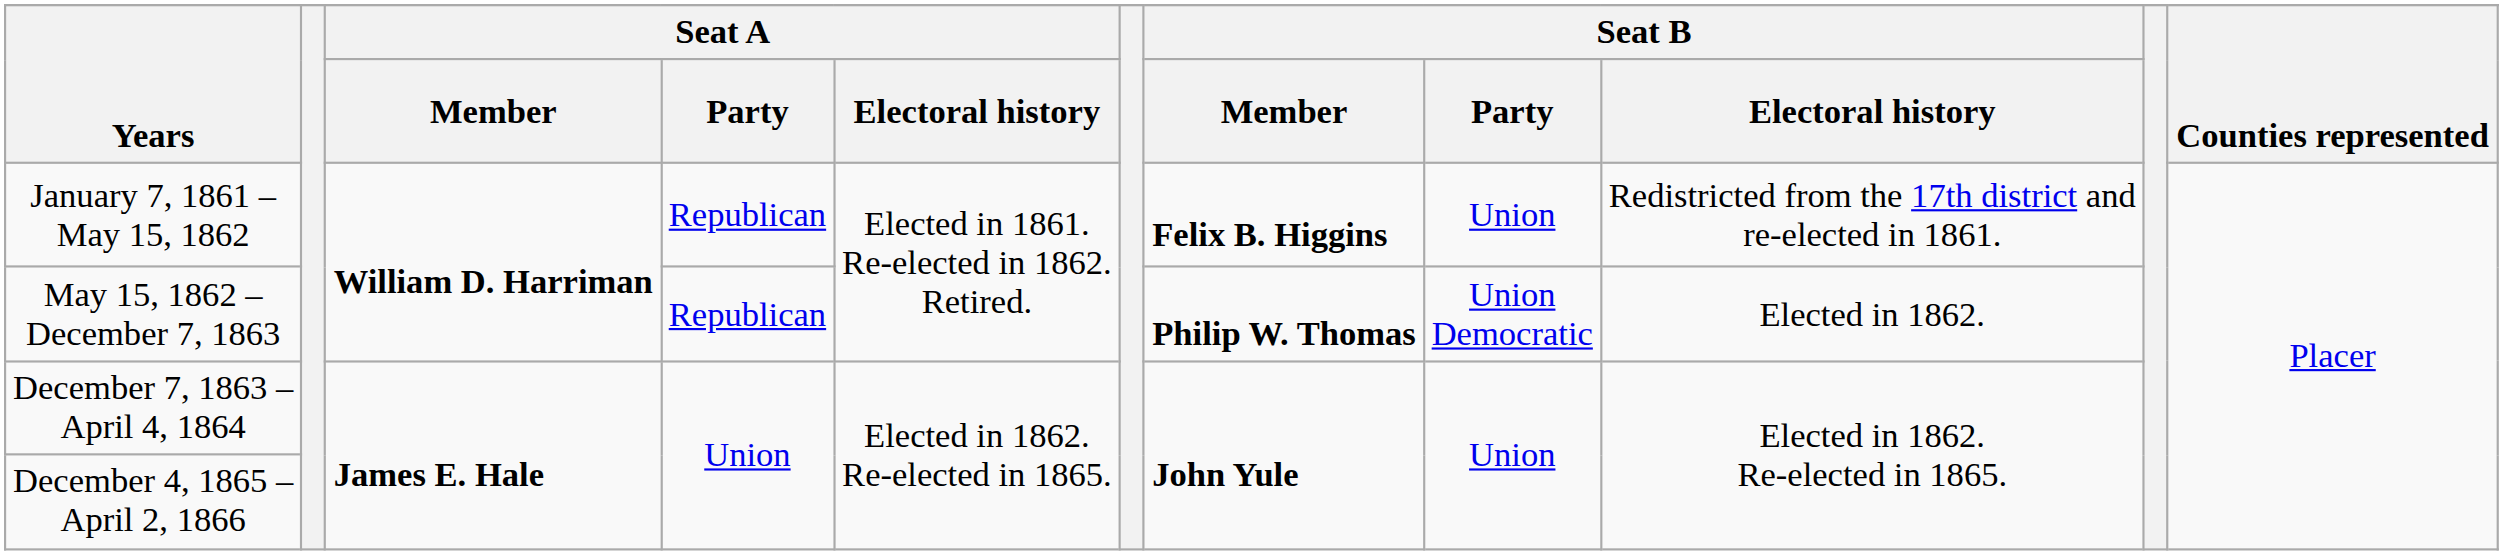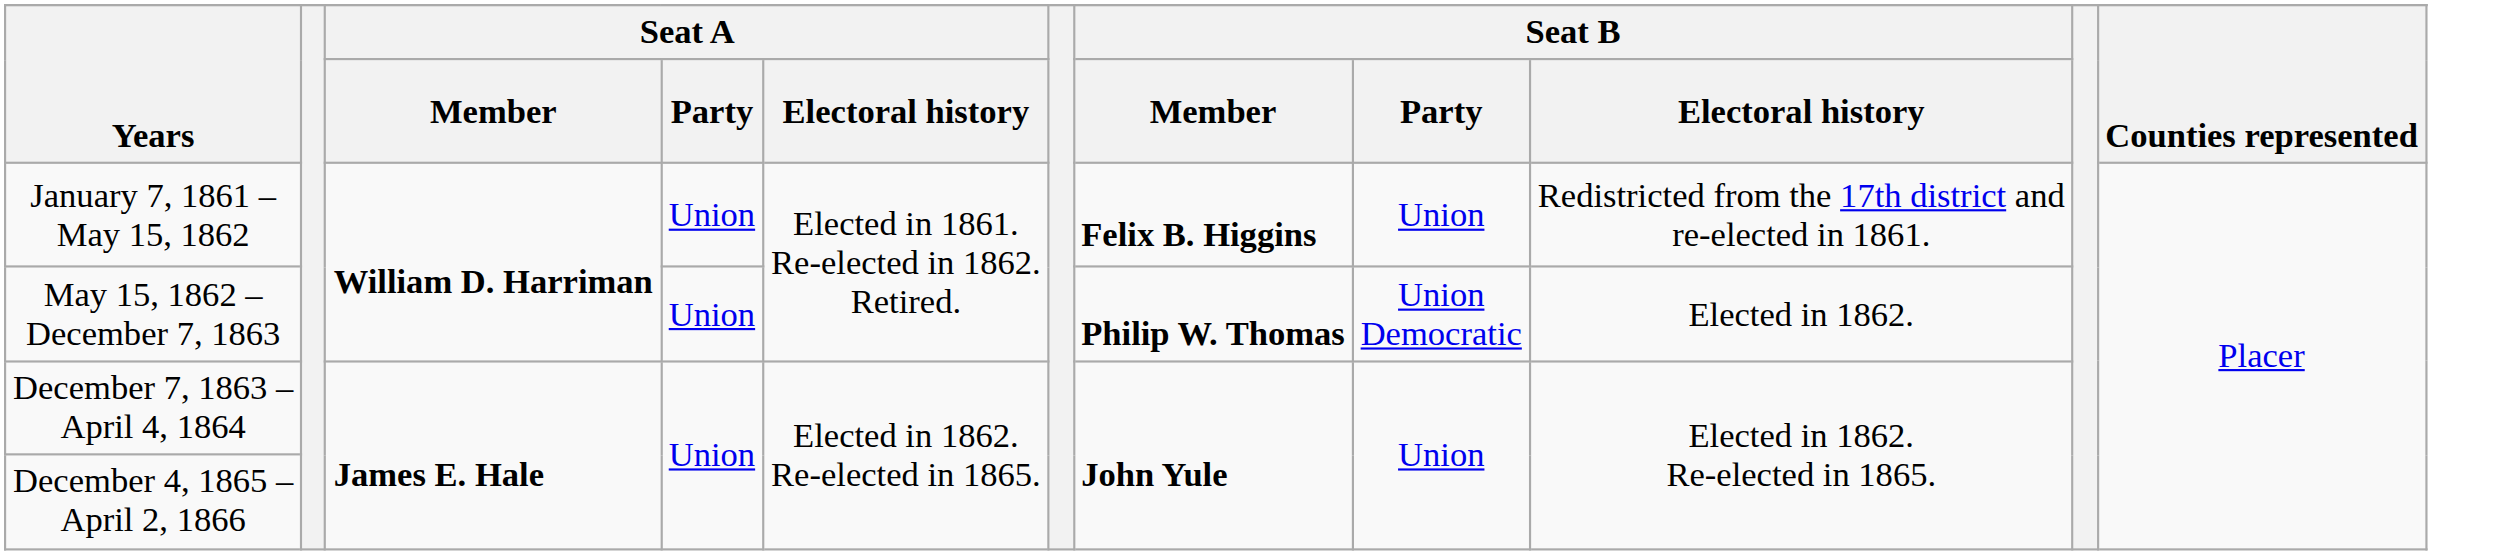(747, 214) Republican -> (712, 214) Union
(747, 313) Republican -> (712, 313) Union
